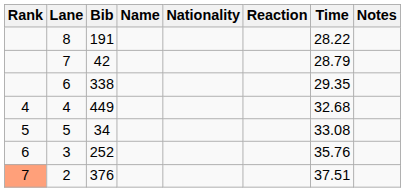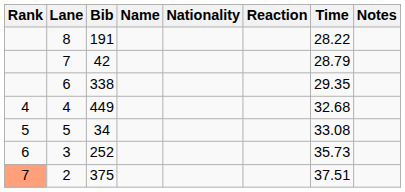(332, 152) 35.76 -> (332, 152) 35.73
(102, 175) 376 -> (102, 175) 375
